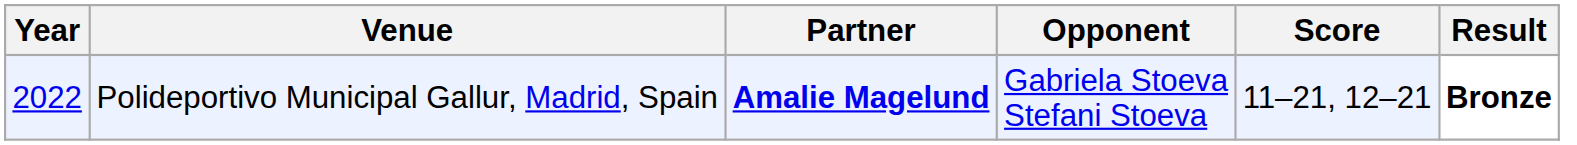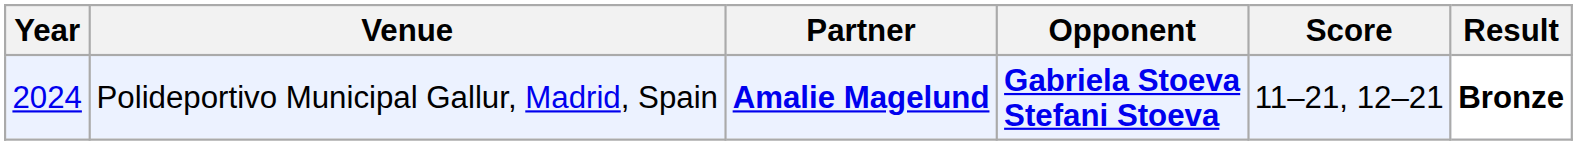(47, 97) 2022 -> (47, 97) 2024
(1116, 97) normal -> (1122, 97) bold
